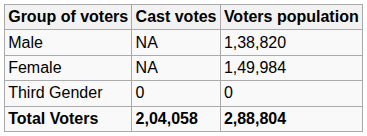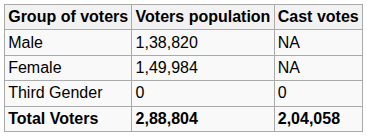columns swapped: (291, 17) <-> (176, 17)
